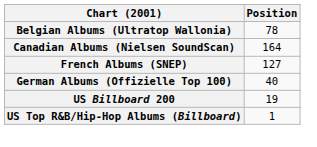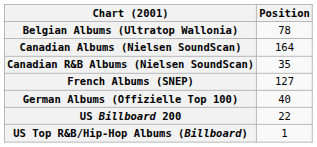+ row: (131, 64)
(272, 99) 19 -> (285, 116) 22
